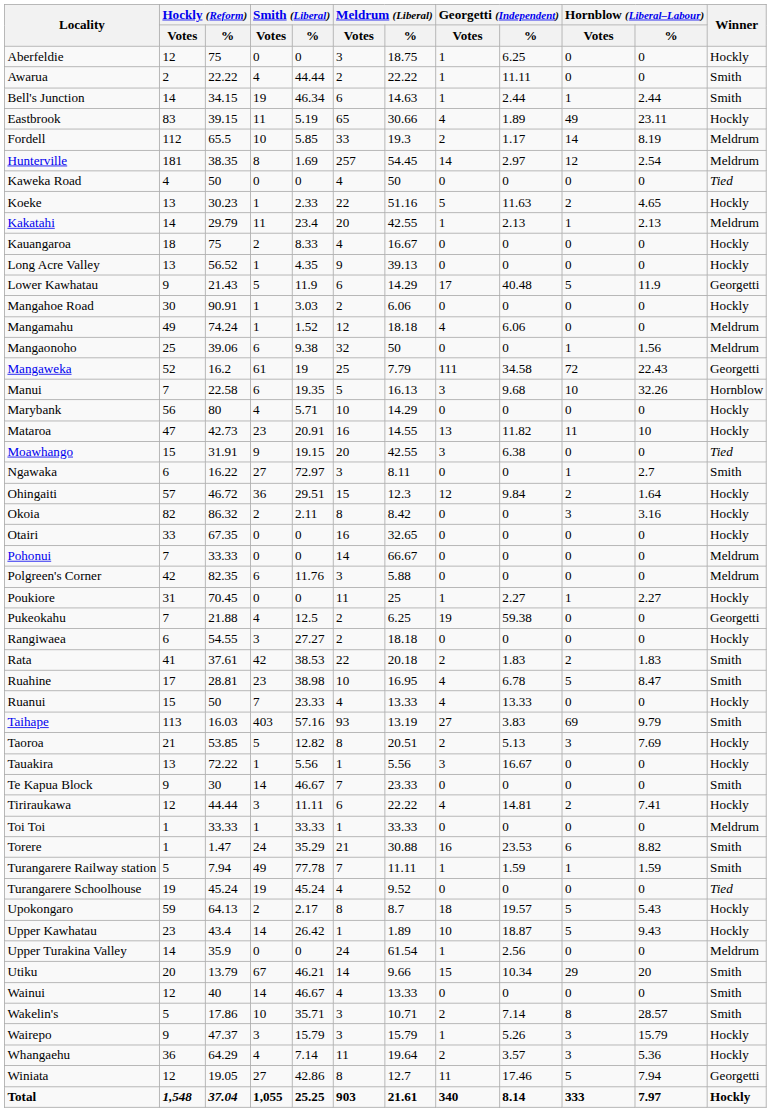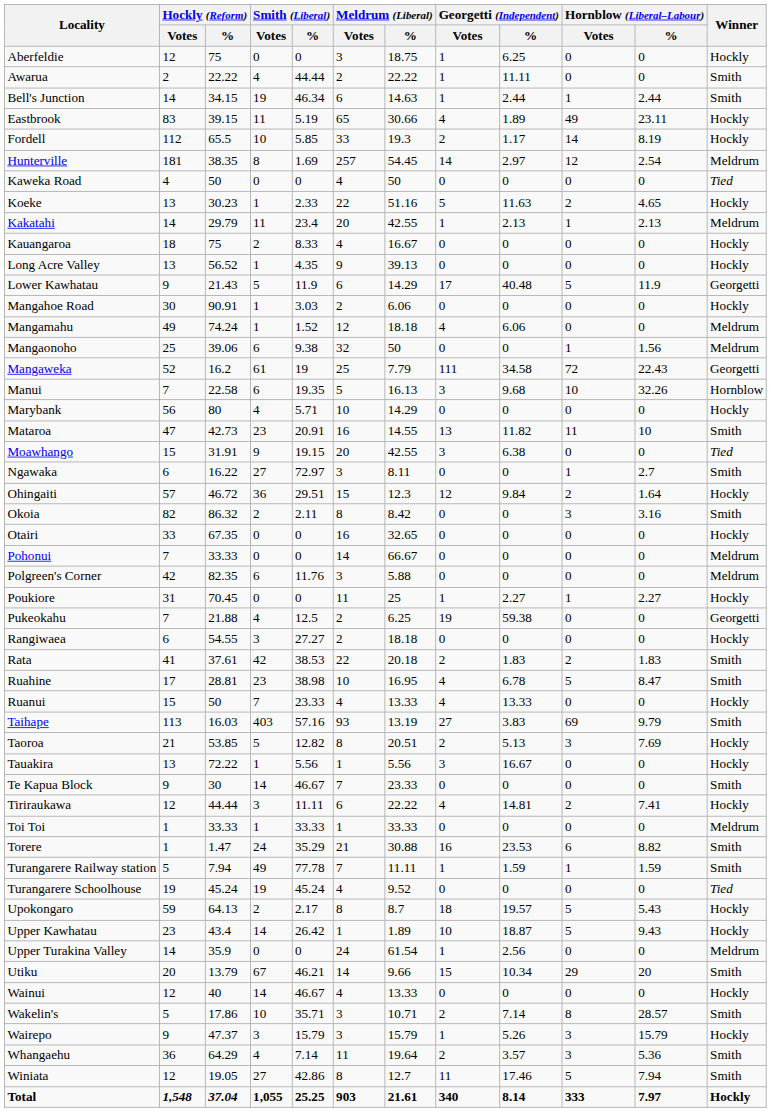(735, 139) Meldrum -> (729, 139) Hockly
(729, 431) Hockly -> (726, 431) Smith
(729, 514) Hockly -> (726, 514) Smith
(726, 992) Smith -> (729, 992) Hockly
(729, 1055) Hockly -> (726, 1055) Smith
(735, 1076) Georgetti -> (726, 1076) Smith
